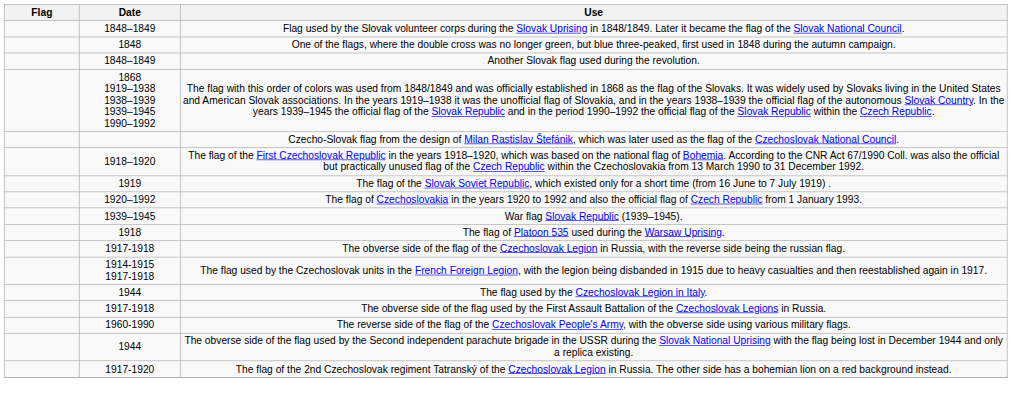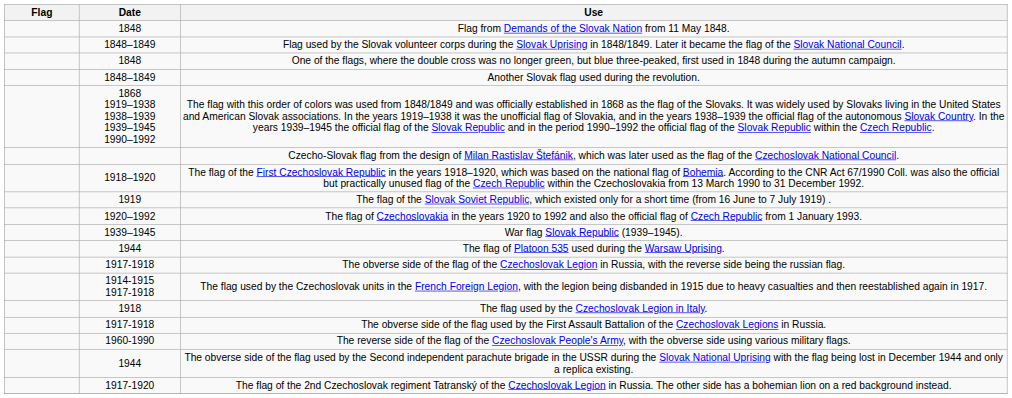+ row: (594, 28)
(130, 232) 1918 -> (130, 248) 1944
(130, 292) 1944 -> (130, 309) 1918
